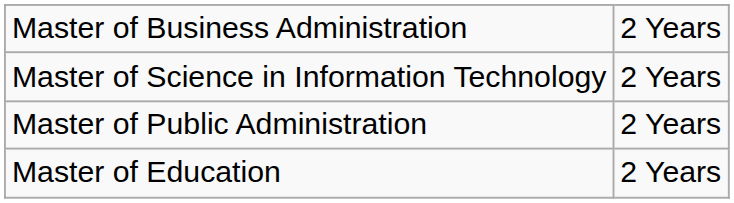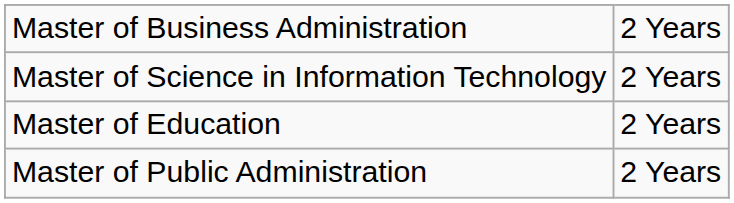rows swapped: (146, 172) <-> (219, 124)
